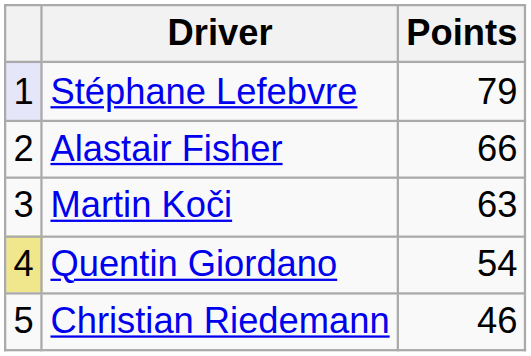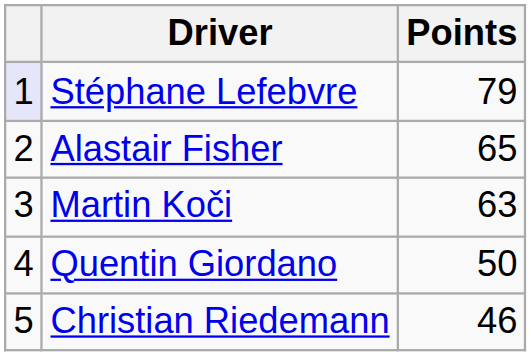(497, 148) 66 -> (497, 148) 65
(24, 263) khaki background -> (24, 263) no background
(497, 263) 54 -> (497, 263) 50
